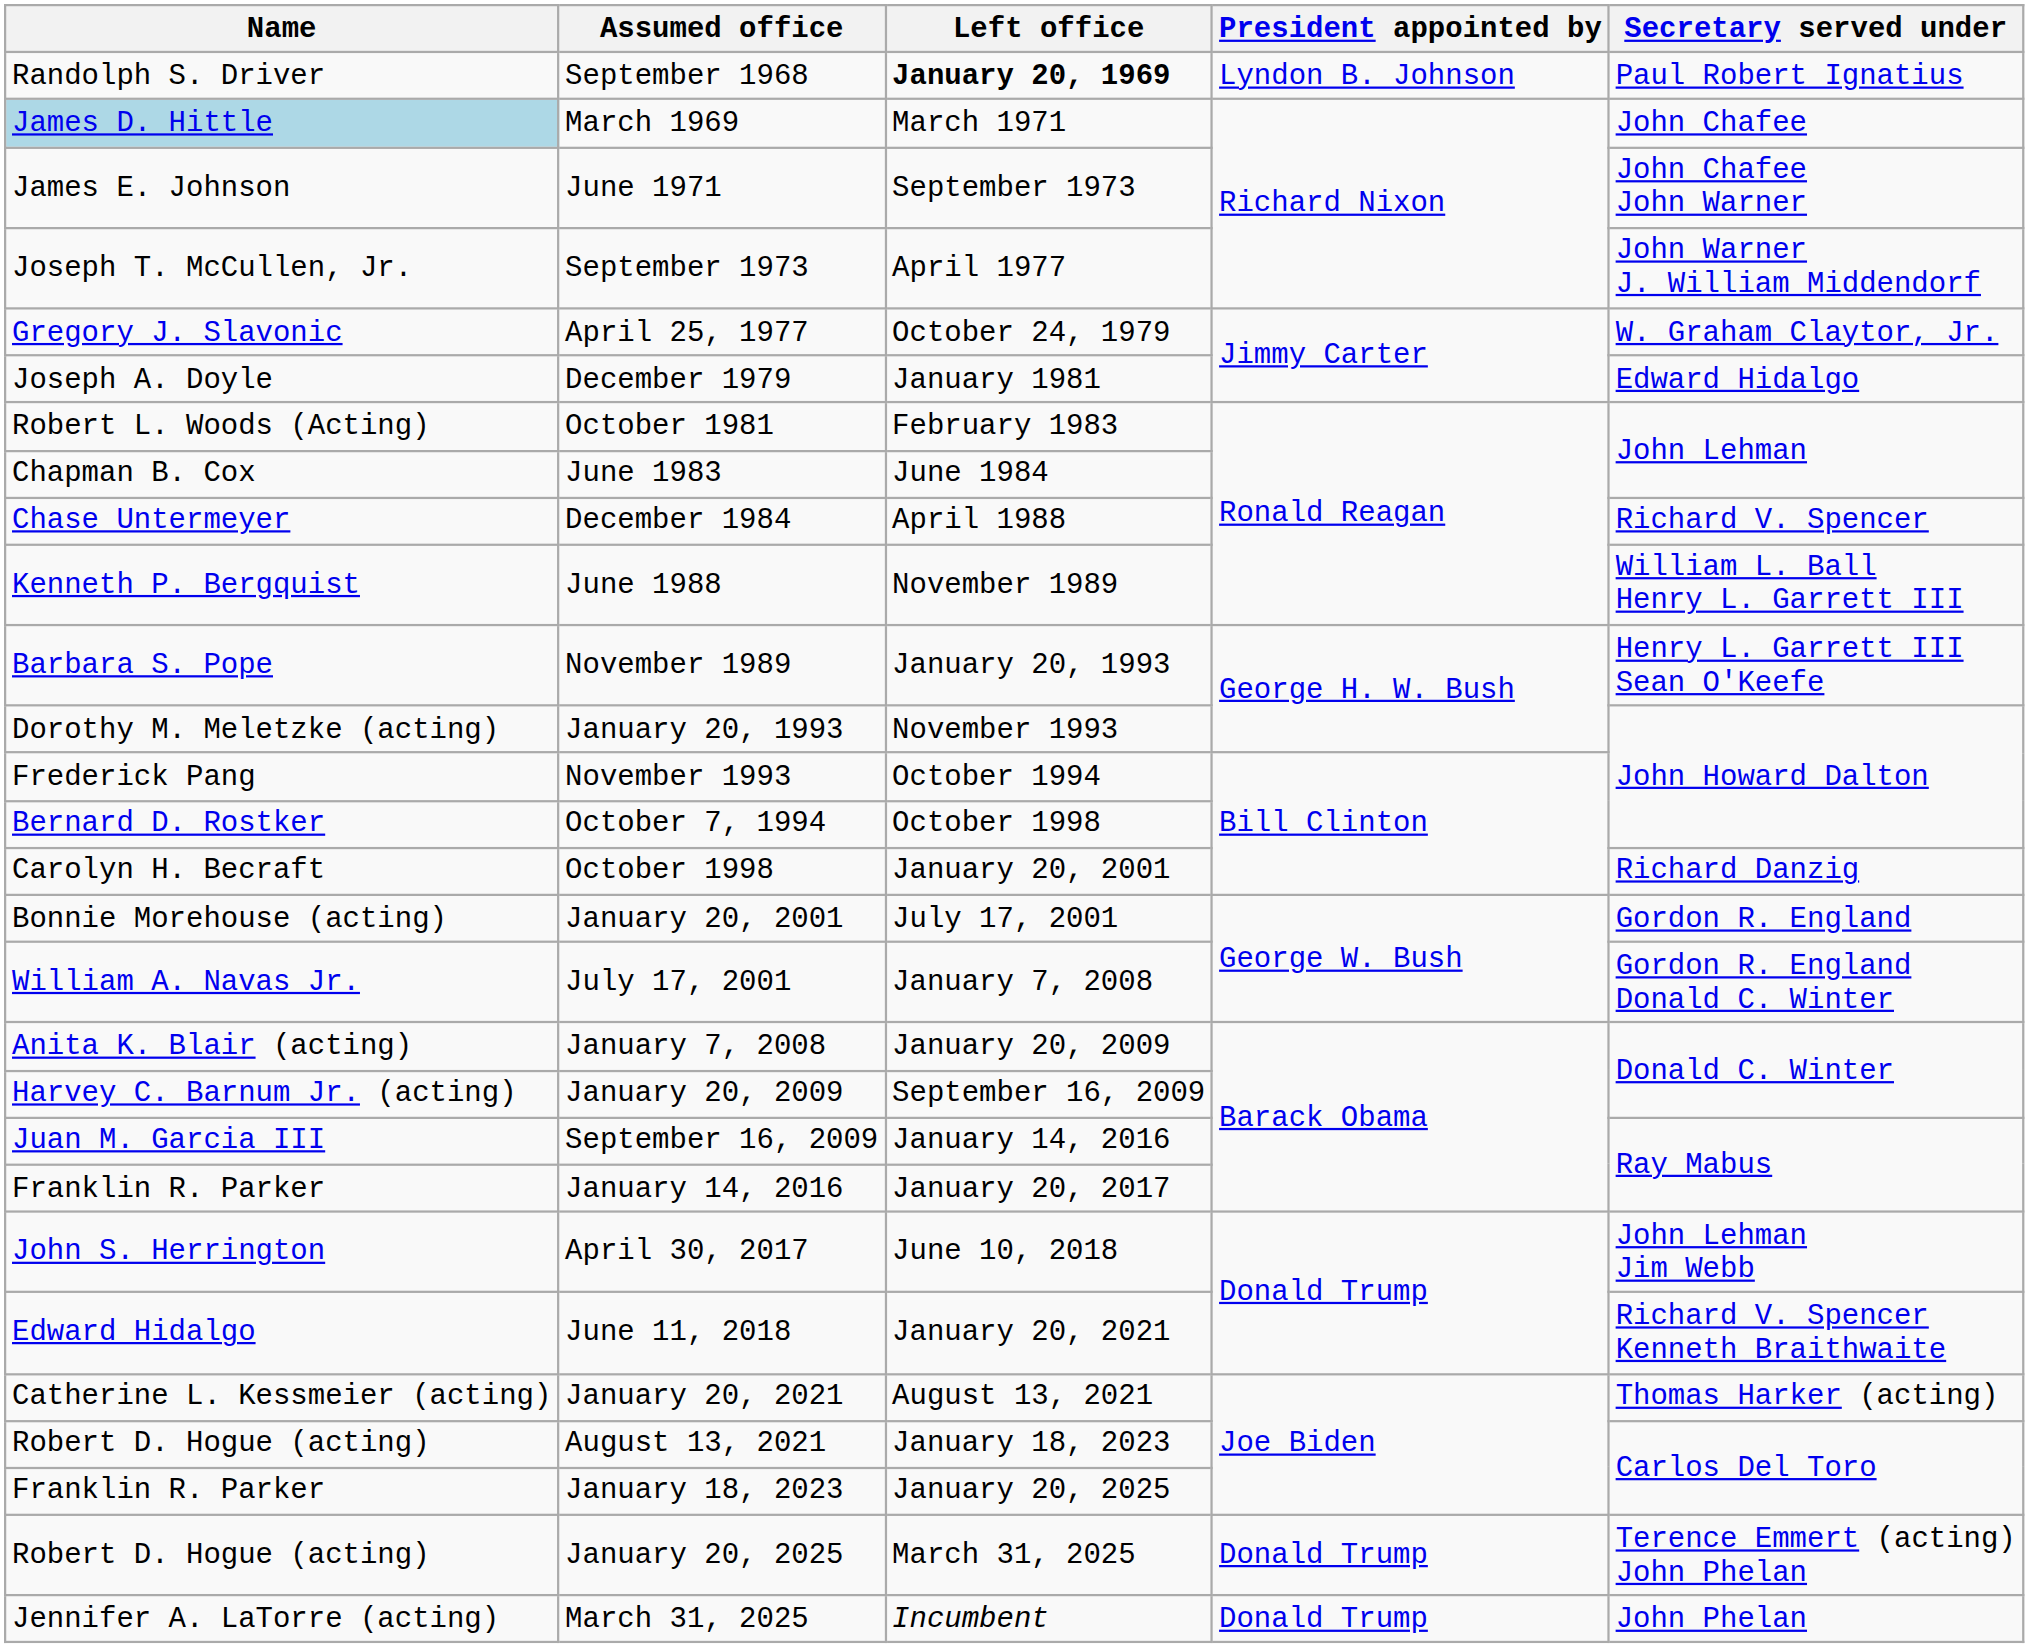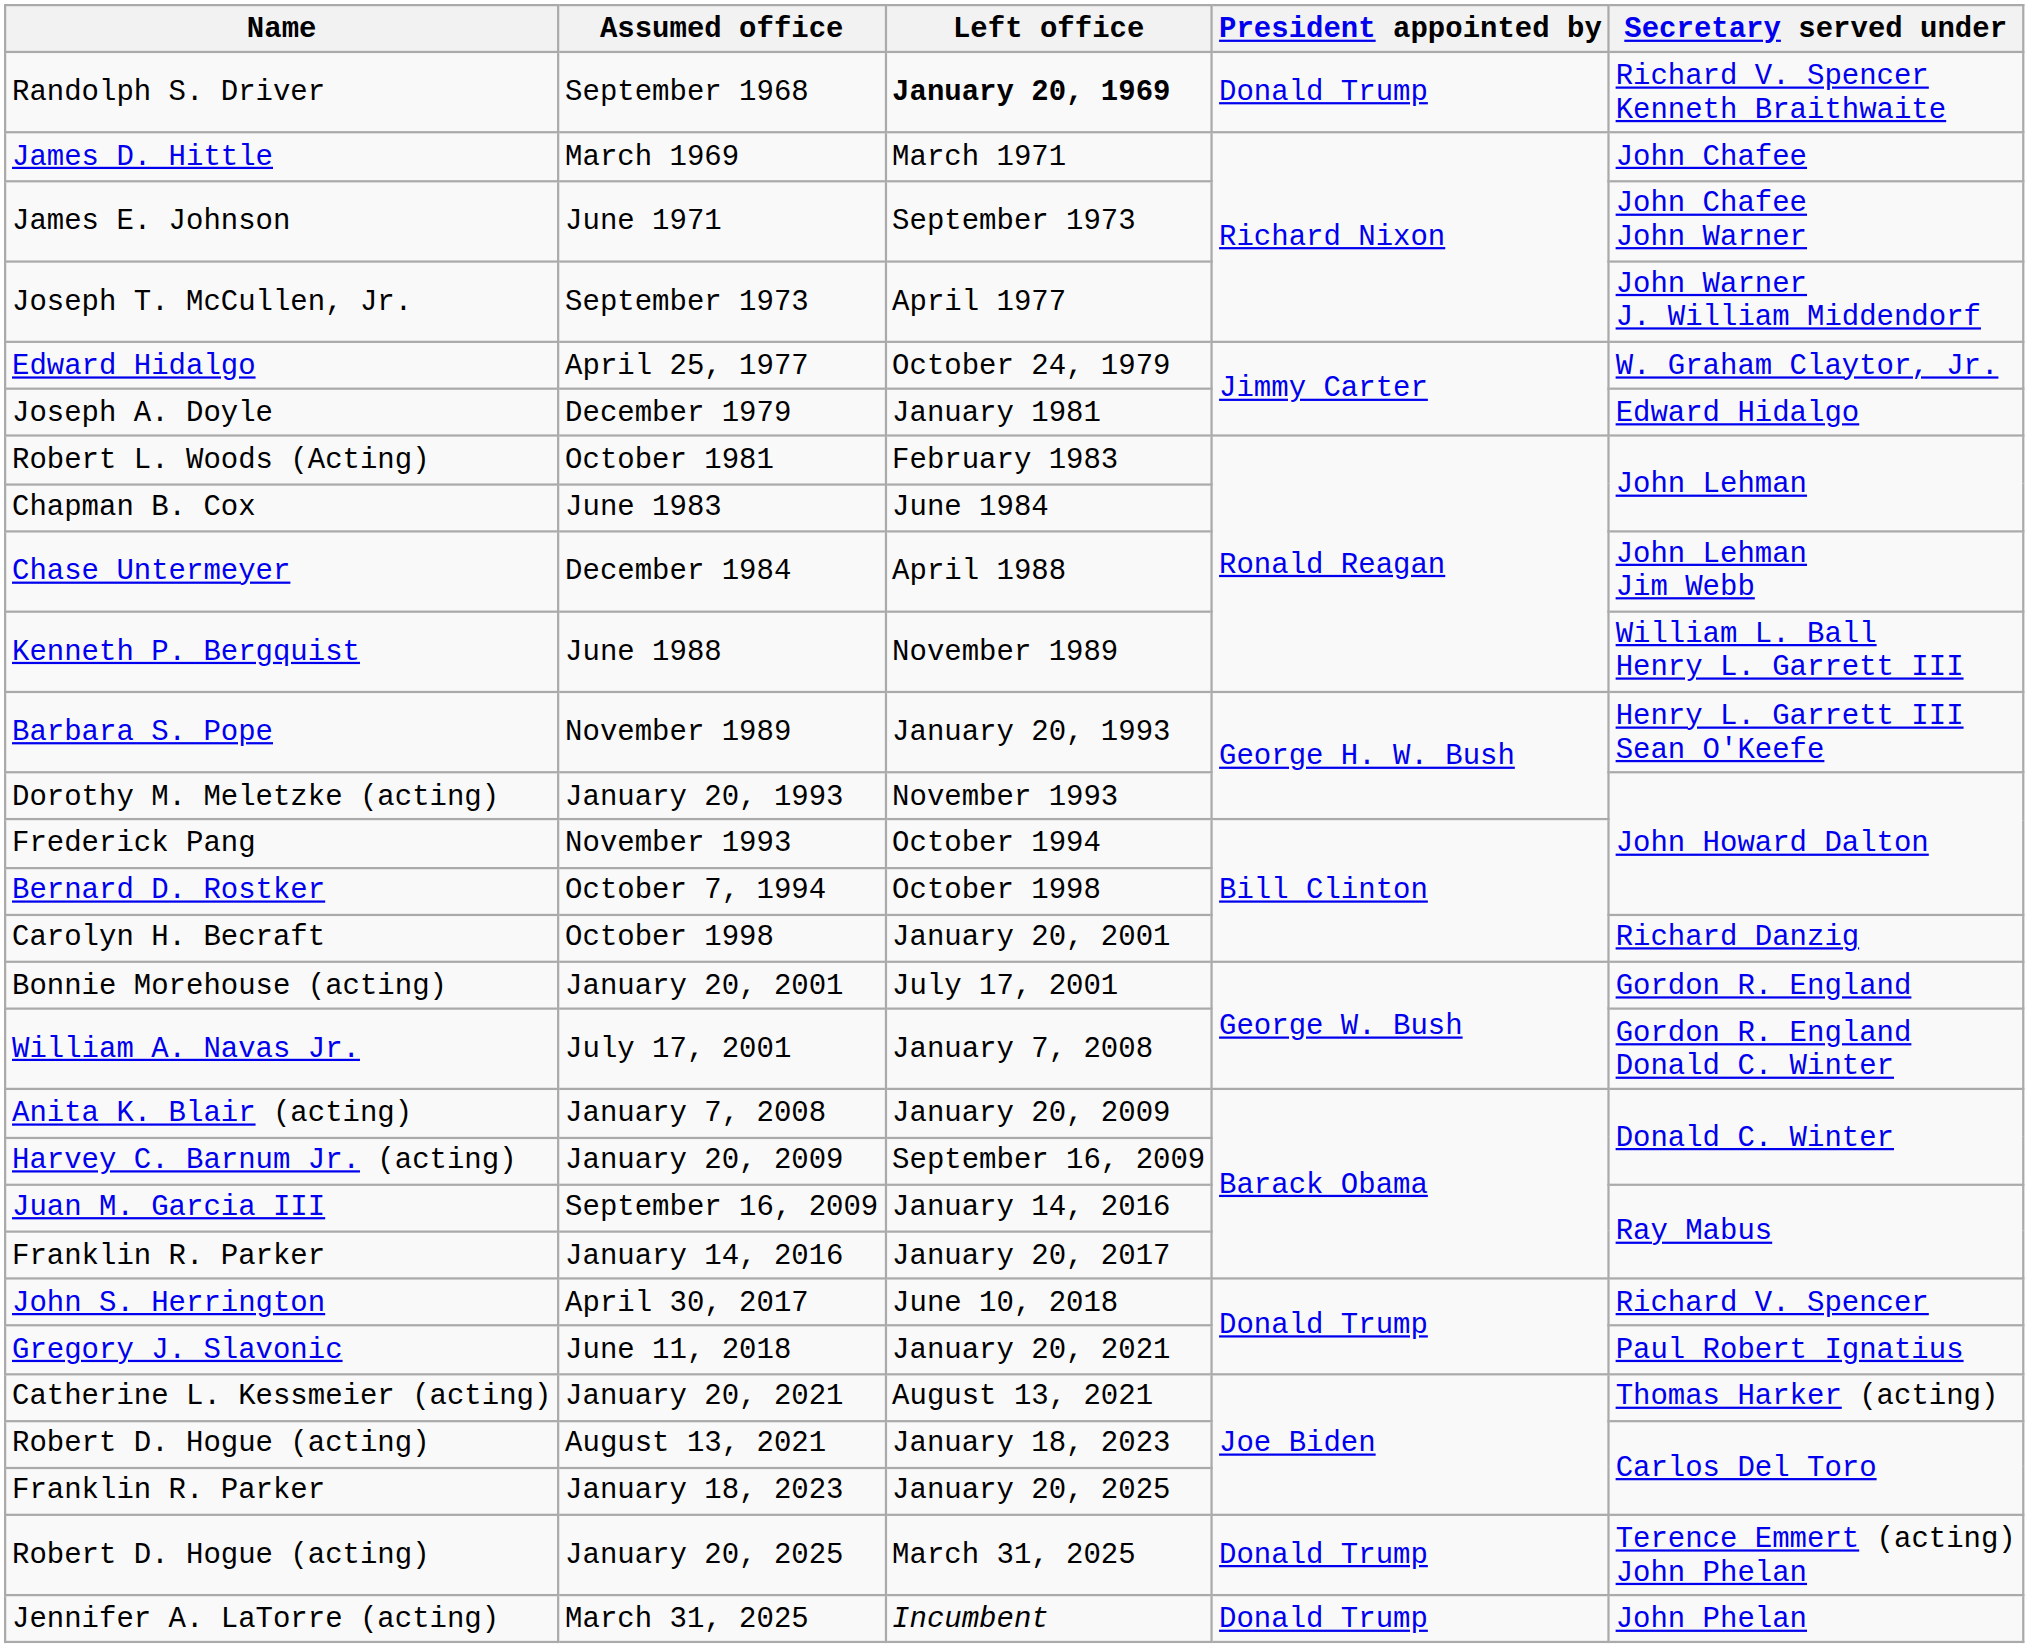(1367, 76) Lyndon B. Johnson -> (1323, 93) Donald Trump
(1790, 76) Paul Robert Ignatius -> (1781, 93) Richard V. Spencer Kenneth Braithwaite
(143, 123) lightblue background -> (143, 157) no background
(177, 332) Gregory J. Slavonic -> (134, 365) Edward Hidalgo
(1772, 521) Richard V. Spencer -> (1711, 571) John Lehman Jim Webb
(1711, 1252) John Lehman Jim Webb -> (1772, 1302) Richard V. Spencer
(134, 1333) Edward Hidalgo -> (177, 1350) Gregory J. Slavonic
(1781, 1333) Richard V. Spencer Kenneth Braithwaite -> (1790, 1350) Paul Robert Ignatius
